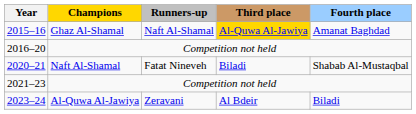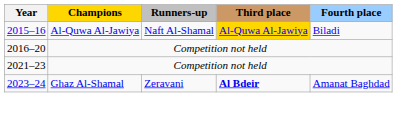(87, 30) Ghaz Al-Shamal -> (95, 30) Al-Quwa Al-Jawiya
(351, 30) Amanat Baghdad -> (326, 30) Biladi
- row: (26, 65)
(95, 100) Al-Quwa Al-Jawiya -> (87, 83) Ghaz Al-Shamal
(238, 100) normal -> (239, 83) bold
(326, 100) Biladi -> (351, 83) Amanat Baghdad
